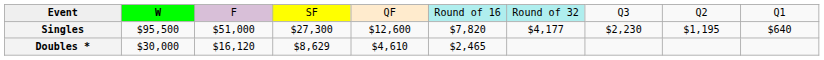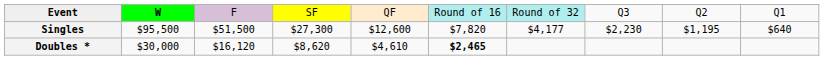(234, 29) $51,000 -> (234, 29) $51,500
(312, 46) $8,629 -> (312, 46) $8,620
(468, 46) normal -> (468, 46) bold
